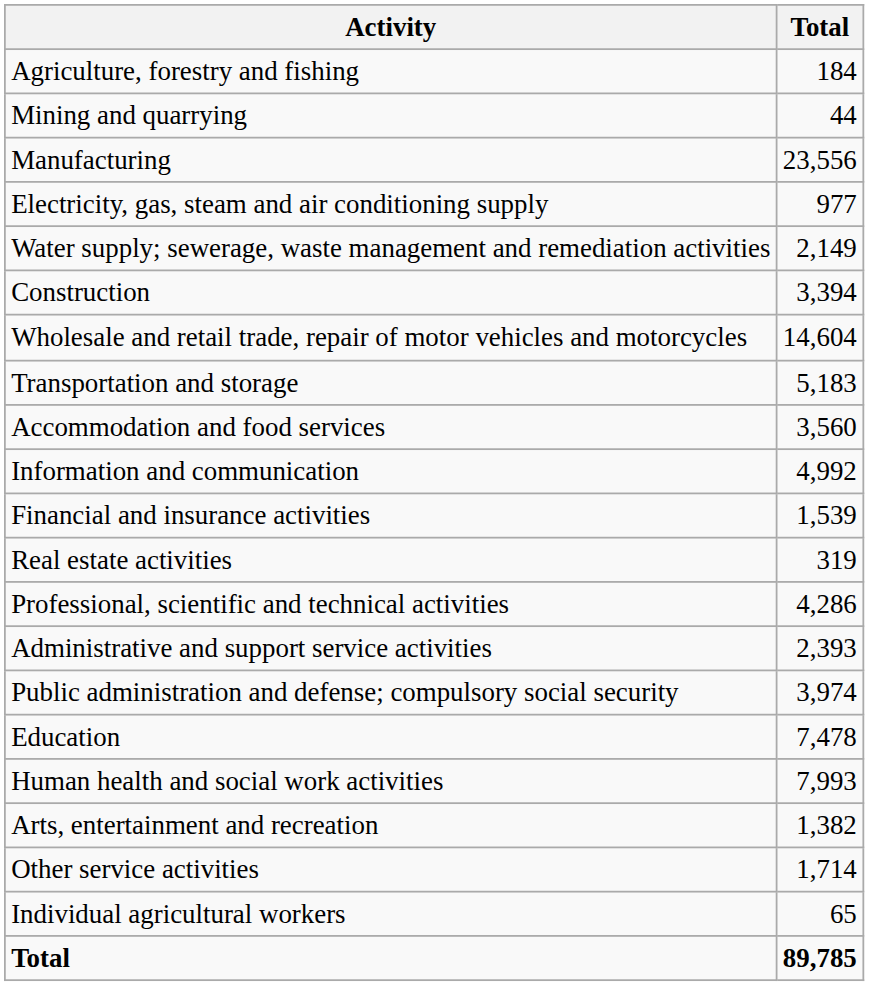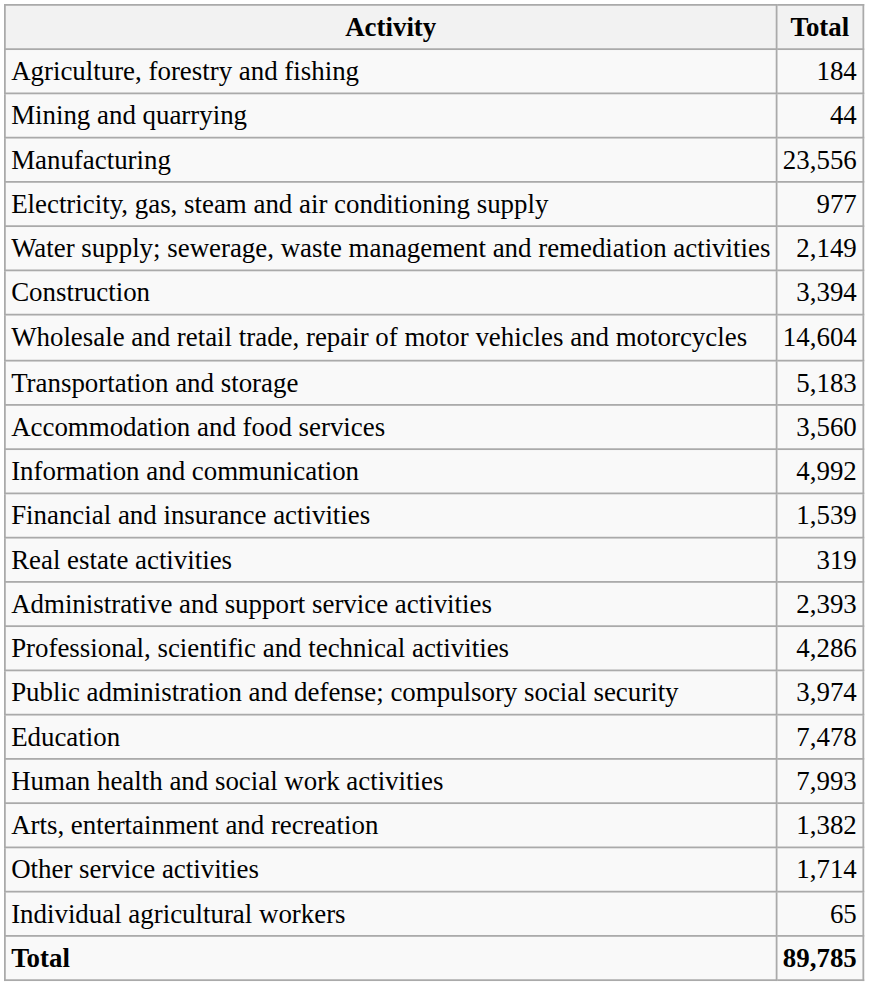rows swapped: (260, 603) <-> (252, 647)
